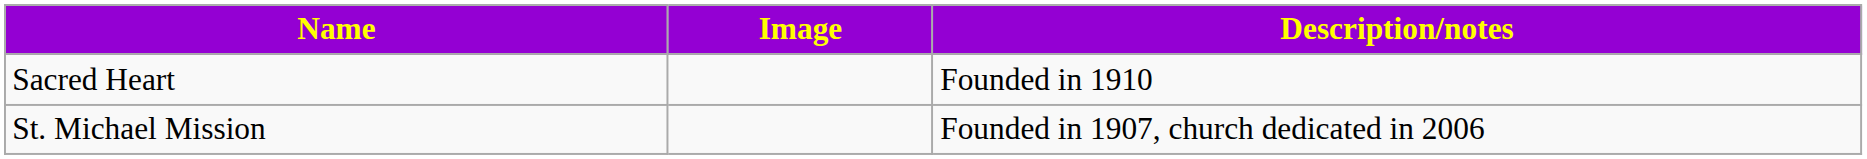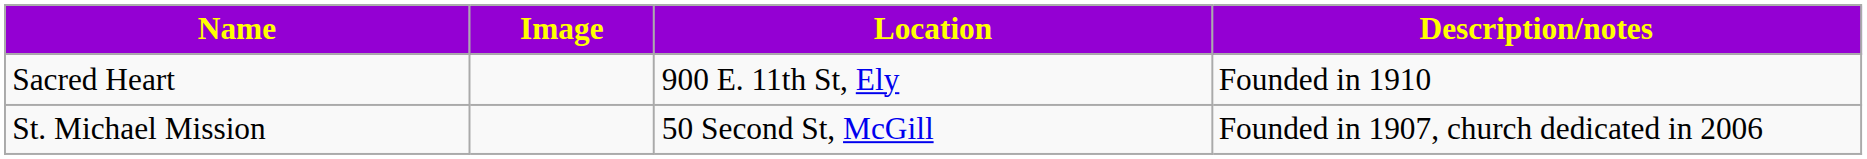+ column: (933, 29)
